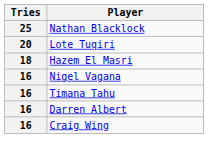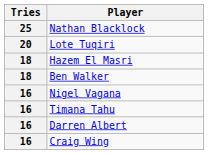+ row: (79, 77)
